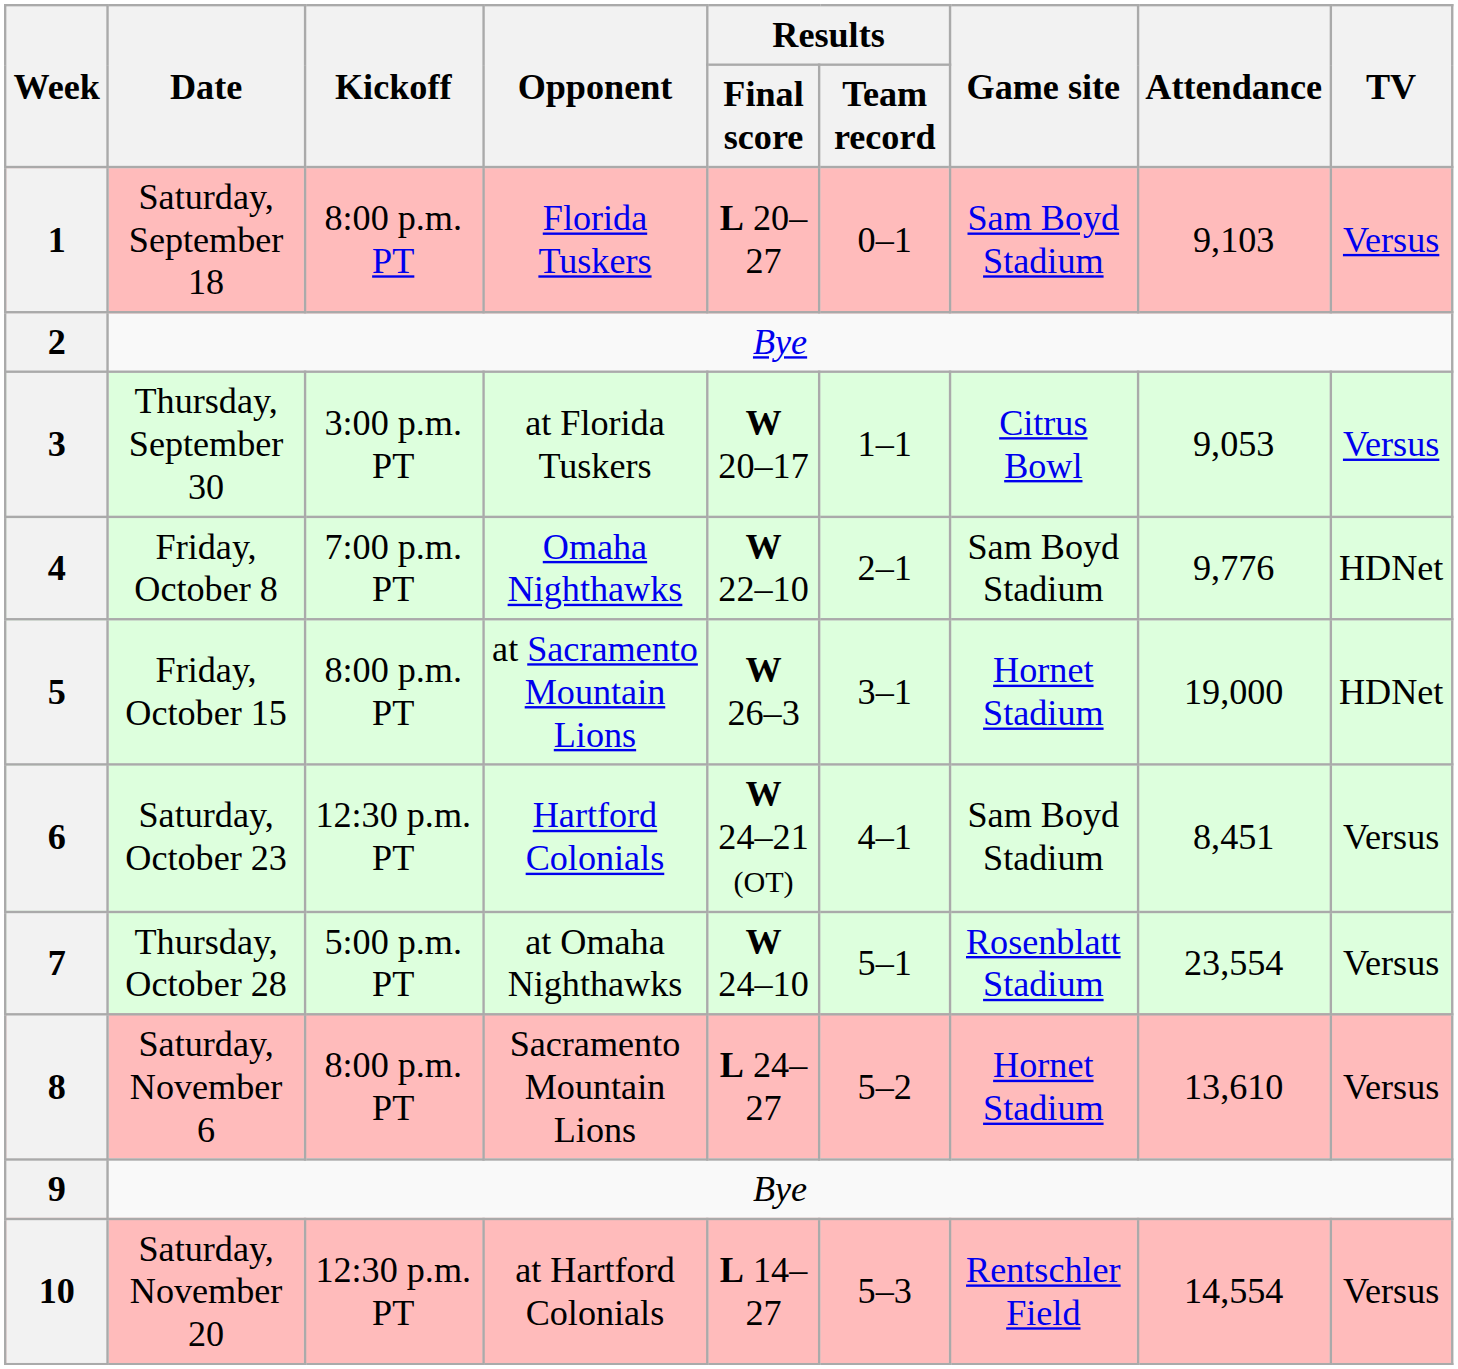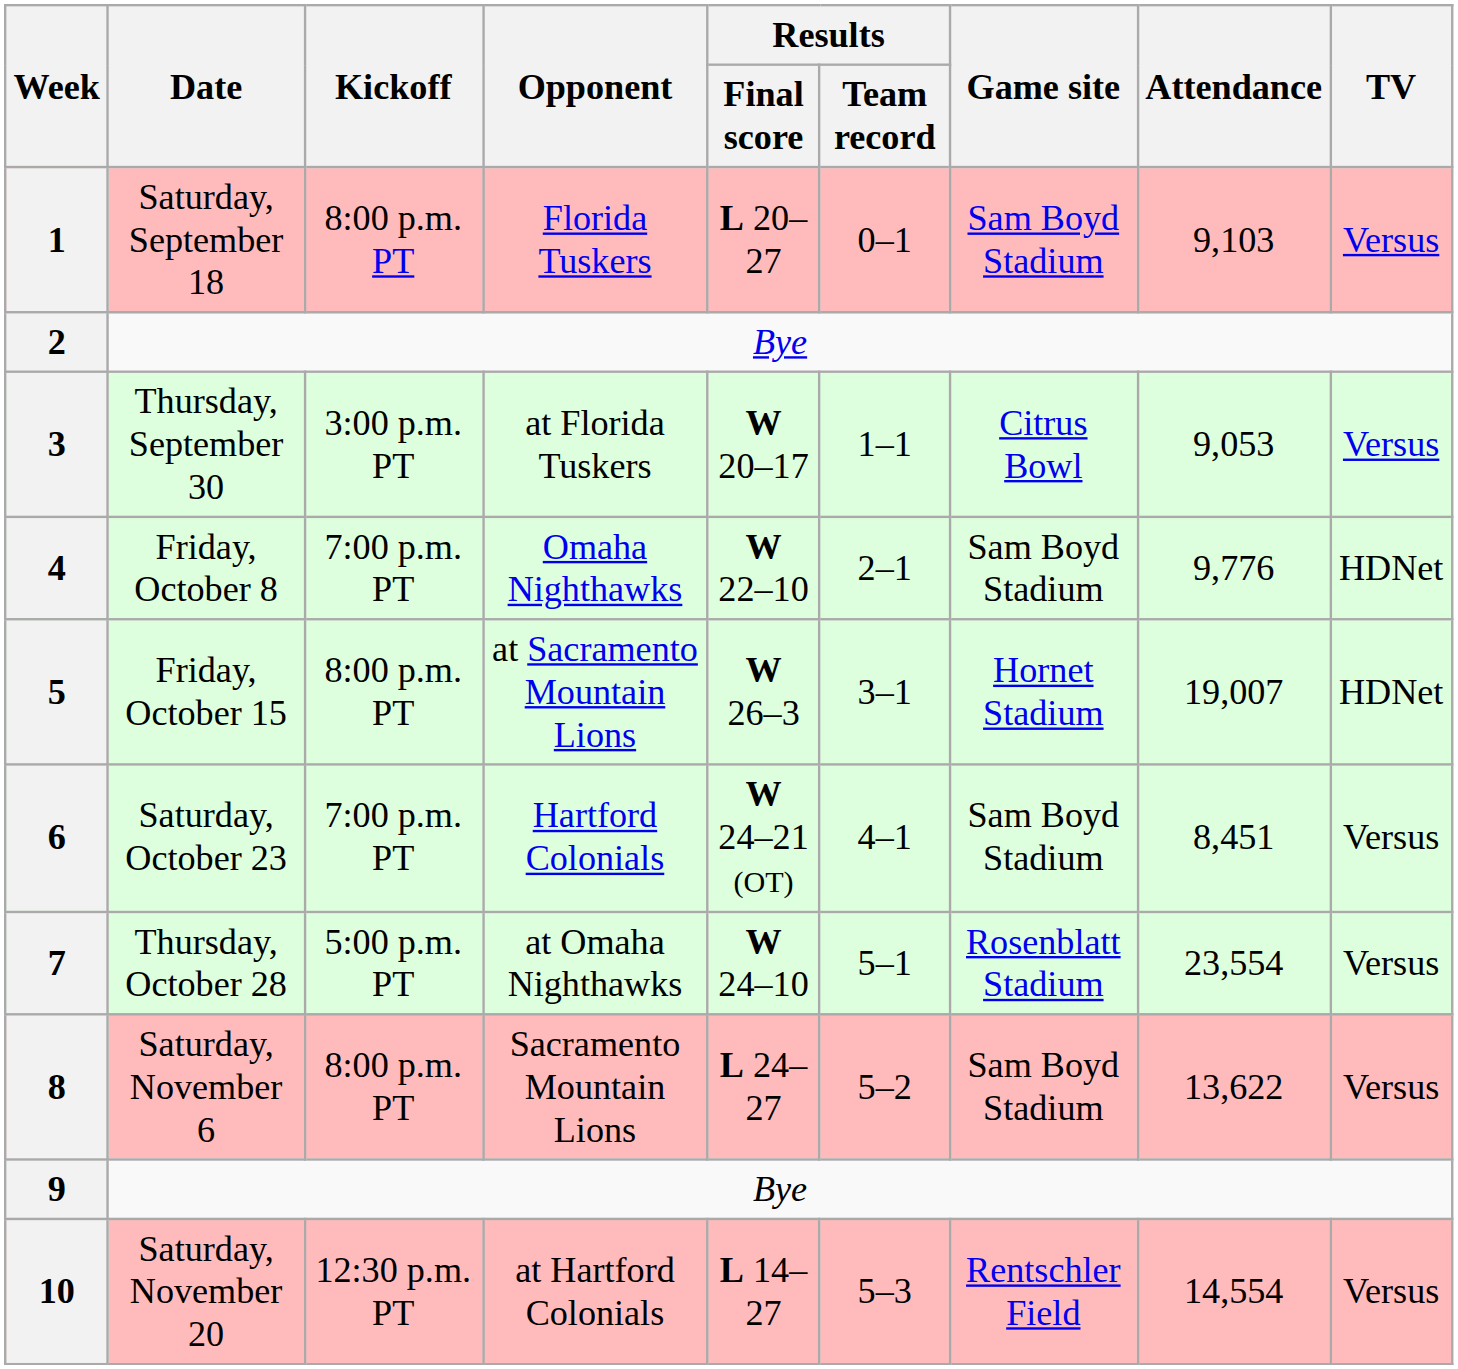(1234, 692) 19,000 -> (1234, 692) 19,007
(393, 837) 12:30 p.m. PT -> (393, 837) 7:00 p.m. PT
(1043, 1085) Hornet Stadium -> (1043, 1085) Sam Boyd Stadium
(1234, 1085) 13,610 -> (1234, 1085) 13,622
